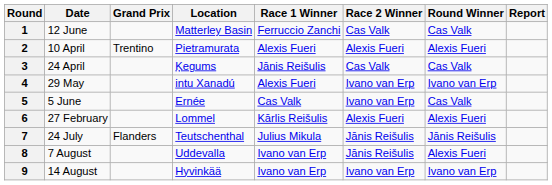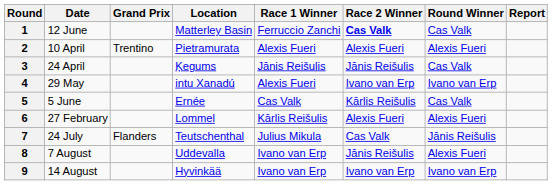(368, 30) normal -> (369, 30) bold
(368, 66) Cas Valk -> (380, 66) Jānis Reišulis
(380, 101) Ivano van Erp -> (381, 101) Kārlis Reišulis
(380, 136) Jānis Reišulis -> (368, 136) Cas Valk
